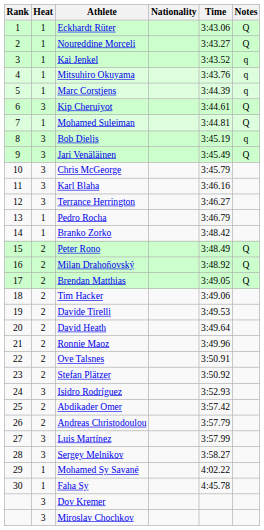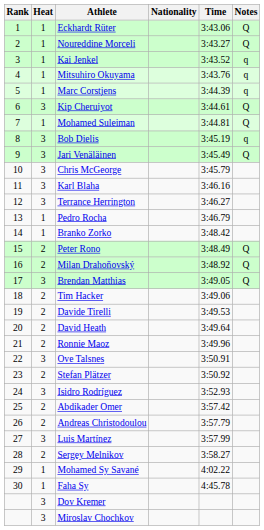(43, 281) 2 -> (43, 281) 3
(43, 359) 2 -> (43, 359) 3
(43, 454) 3 -> (43, 454) 2
